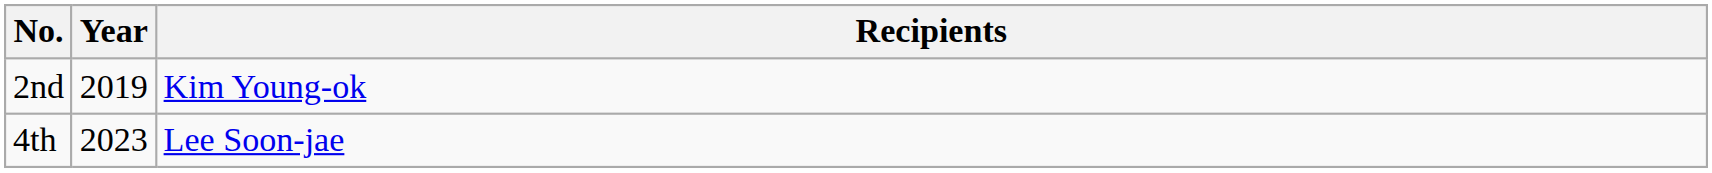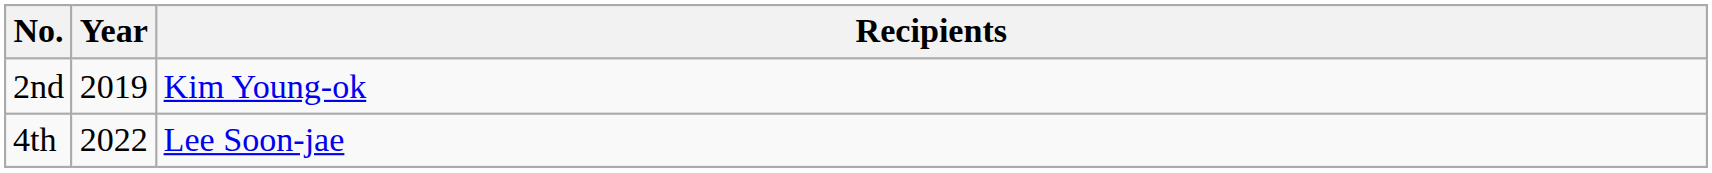(114, 139) 2023 -> (114, 139) 2022
